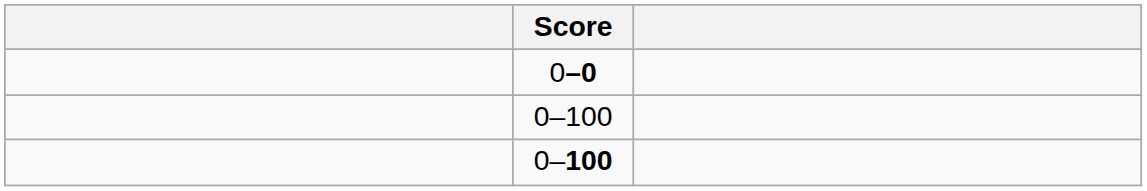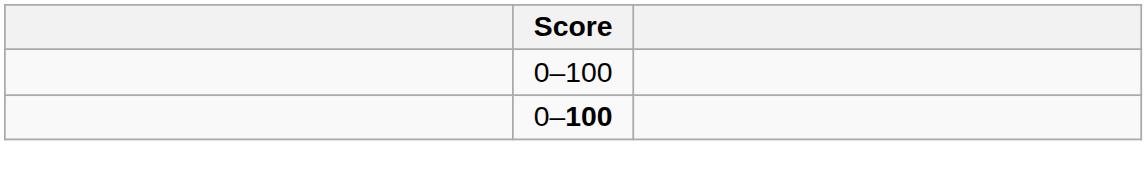- row: (259, 72)
